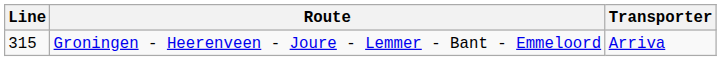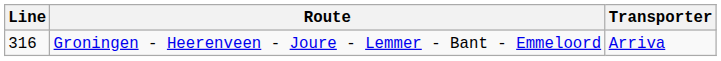(23, 43) 315 -> (23, 43) 316
